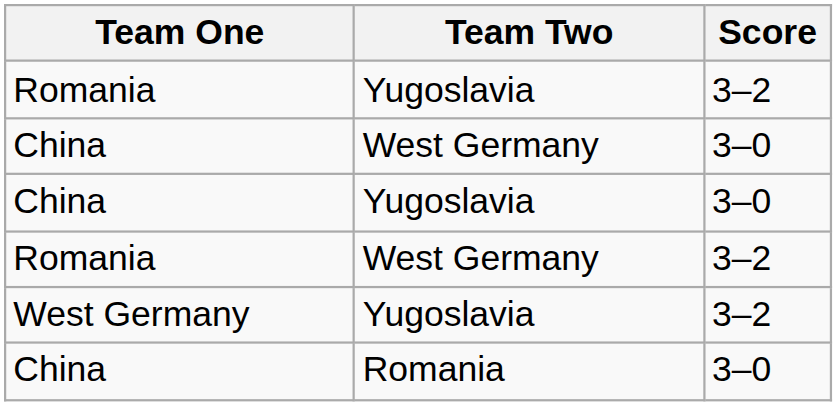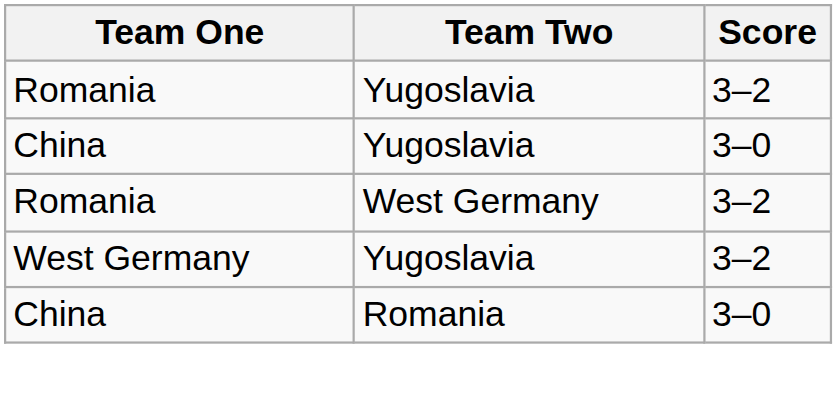- row: (60, 145)
